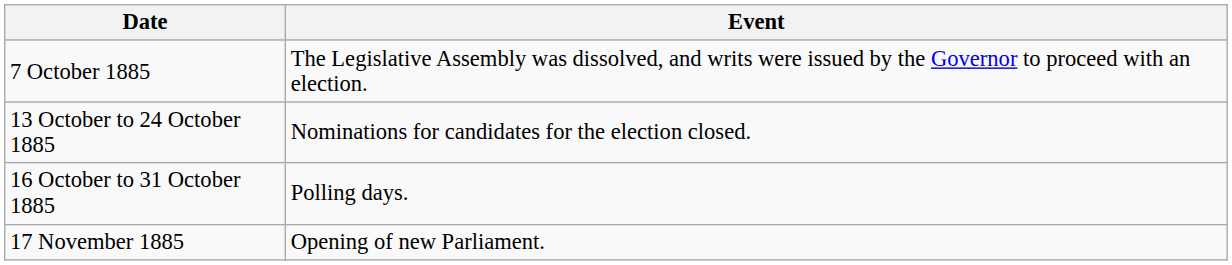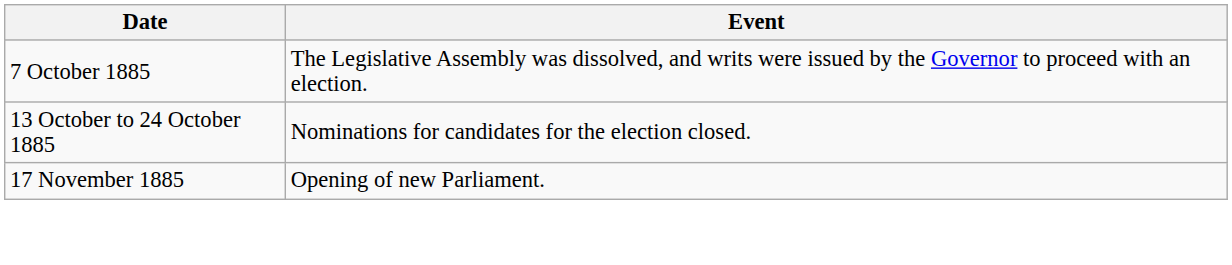- row: (125, 193)
